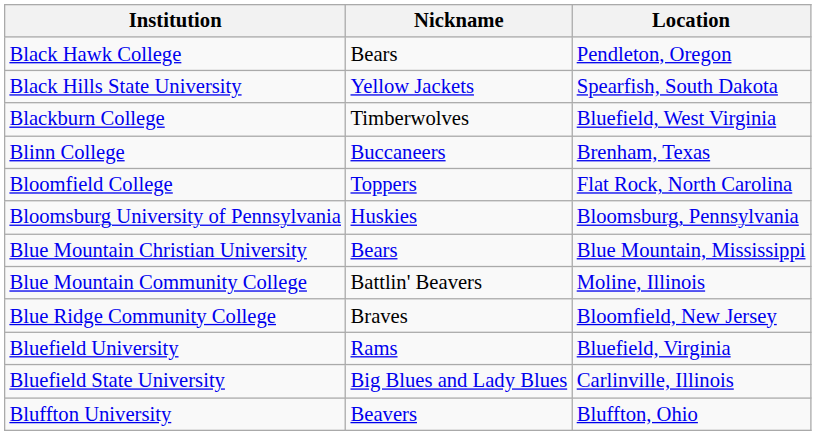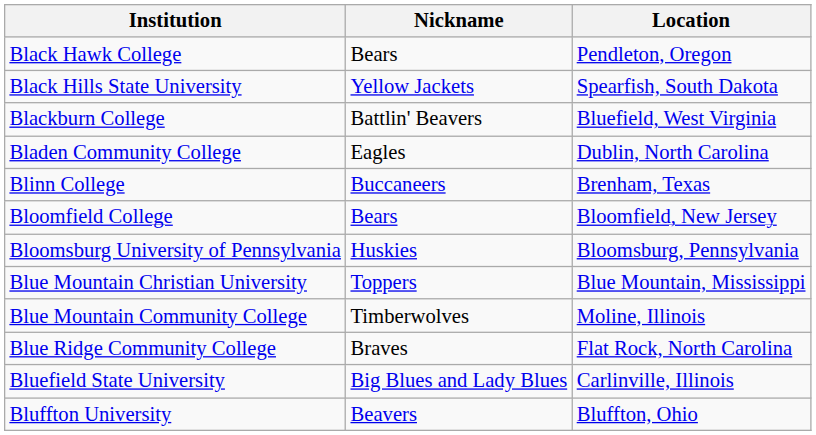(410, 119) Timberwolves -> (416, 119) Battlin' Beavers
+ row: (125, 151)
(384, 184) Toppers -> (374, 217) Bears
(684, 184) Flat Rock, North Carolina -> (677, 217) Bloomfield, New Jersey
(374, 250) Bears -> (384, 282) Toppers
(416, 282) Battlin' Beavers -> (410, 315) Timberwolves
(677, 315) Bloomfield, New Jersey -> (684, 348) Flat Rock, North Carolina
- row: (94, 348)
